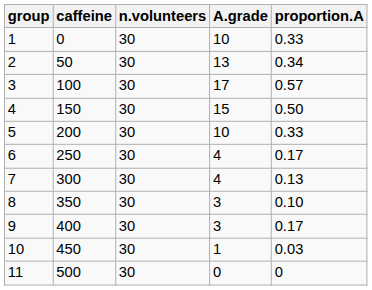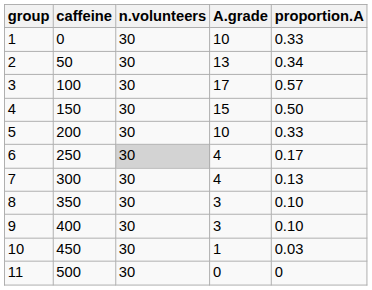(127, 156) no background -> (127, 156) lightgrey background
(289, 226) 0.17 -> (289, 226) 0.10
